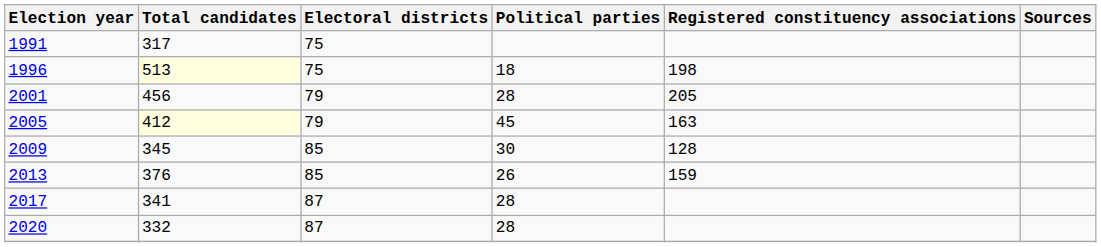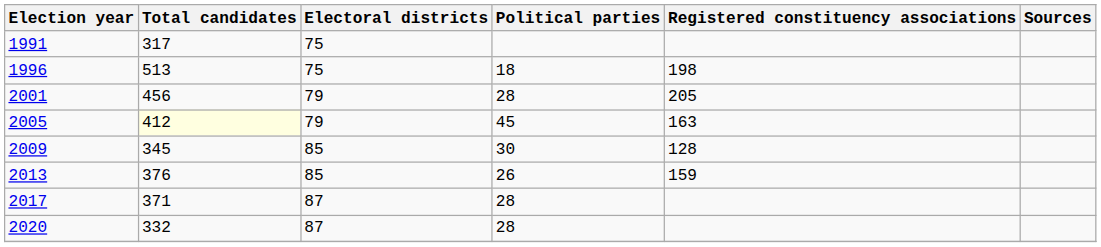(156, 70) lightyellow background -> (156, 70) no background
(156, 202) 341 -> (156, 202) 371
